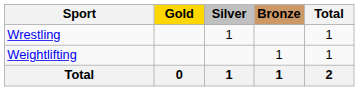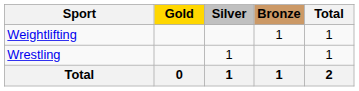rows swapped: (42, 55) <-> (34, 34)
